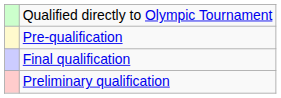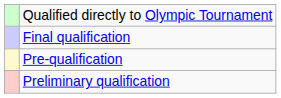rows swapped: (77, 59) <-> (73, 37)
